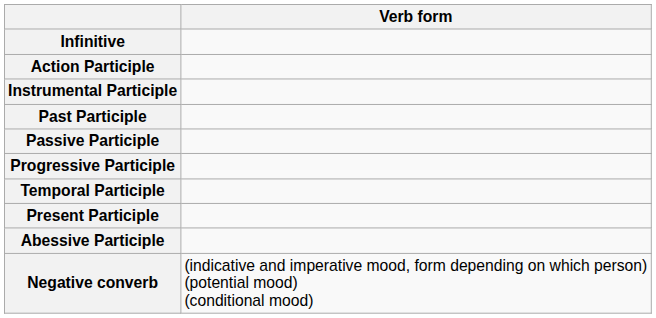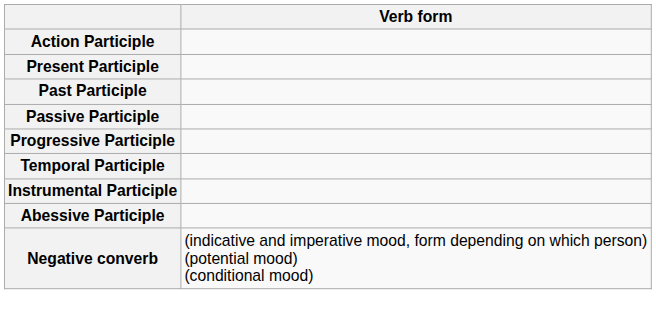- row: (93, 41)
rows swapped: (93, 215) <-> (93, 91)
